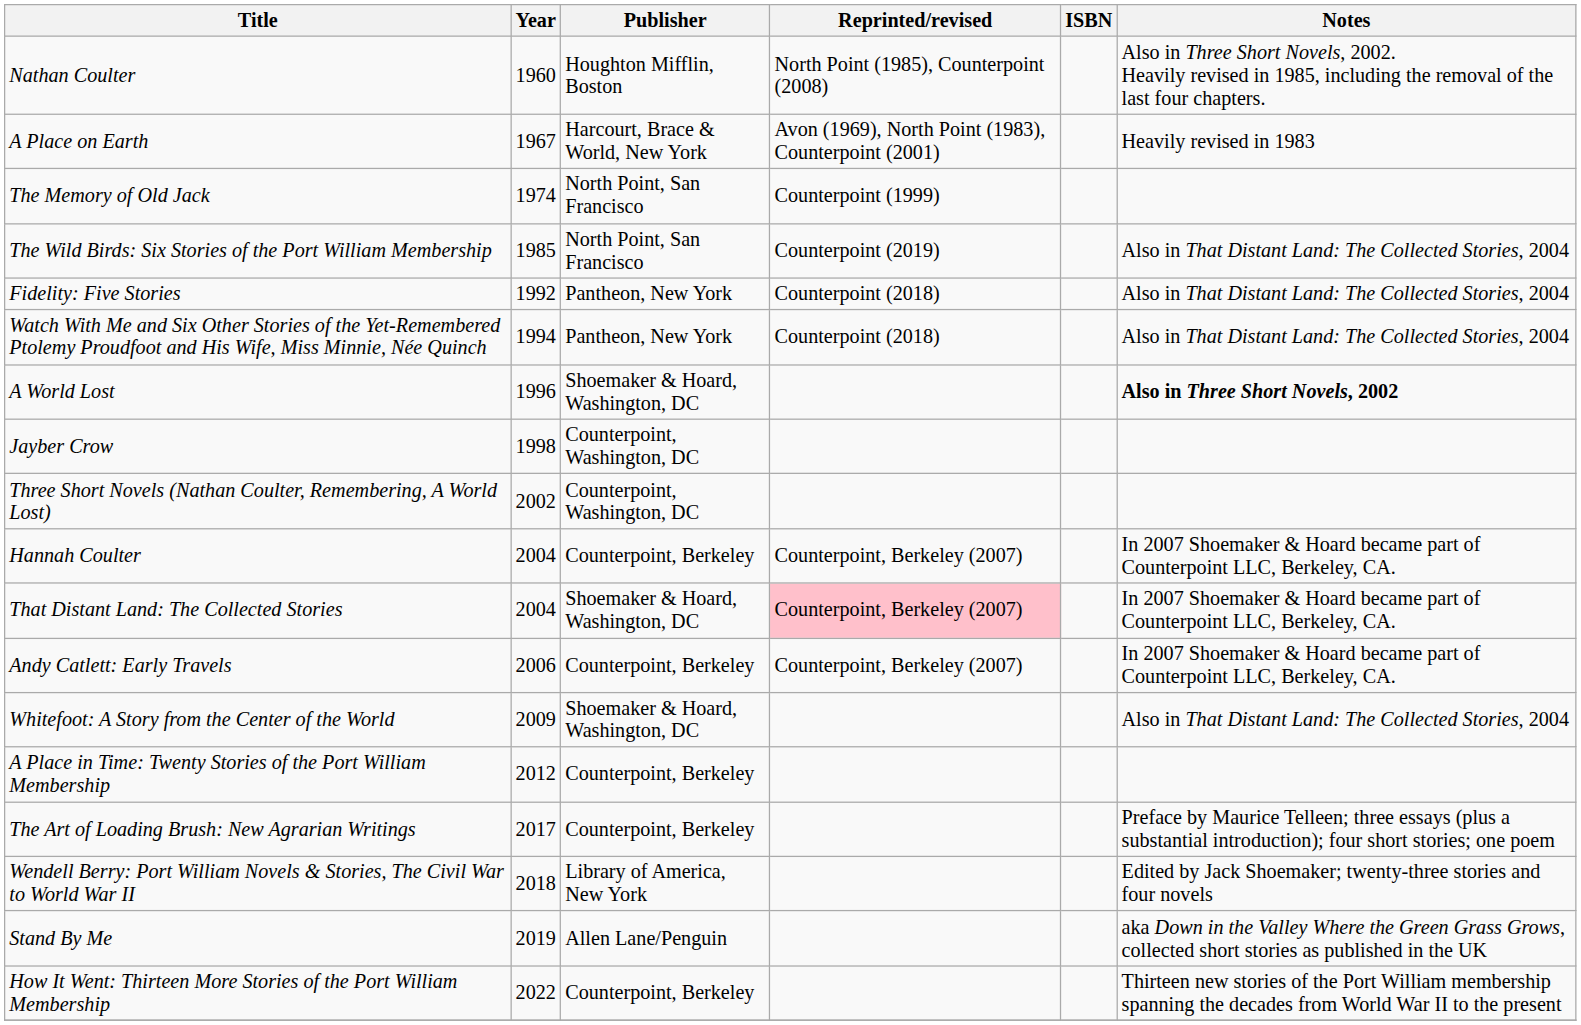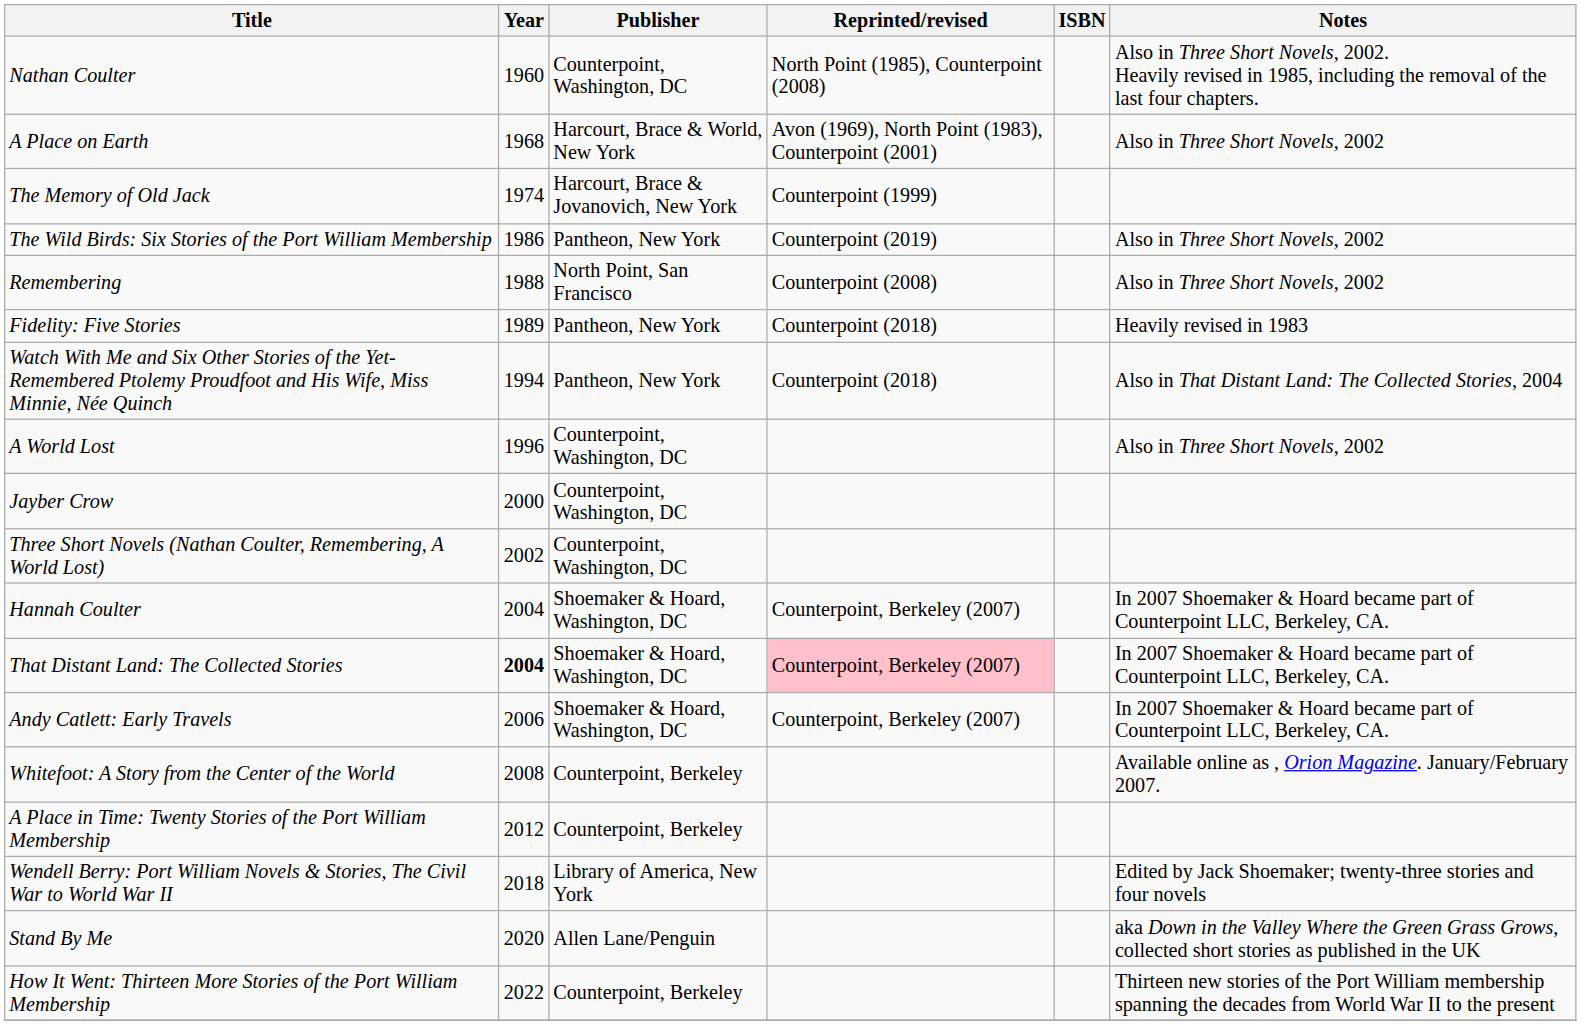(640, 75) Houghton Mifflin, Boston -> (620, 75) Counterpoint, Washington, DC
(536, 141) 1967 -> (524, 141) 1968
(1218, 141) Heavily revised in 1983 -> (1249, 141) Also in Three Short Novels, 2002
(633, 195) North Point, San Francisco -> (645, 195) Harcourt, Brace & Jovanovich, New York
(536, 250) 1985 -> (524, 239) 1986
(633, 250) North Point, San Francisco -> (637, 239) Pantheon, New York
(1345, 250) Also in That Distant Land: The Collected Stories, 2004 -> (1249, 239) Also in Three Short Novels, 2002
+ row: (65, 282)
(536, 293) 1992 -> (524, 325) 1989
(1345, 293) Also in That Distant Land: The Collected Stories, 2004 -> (1211, 325) Heavily revised in 1983
(651, 391) Shoemaker & Hoard, Washington, DC -> (620, 446) Counterpoint, Washington, DC
(1260, 391) bold -> (1249, 446) normal
(536, 446) 1998 -> (524, 501) 2000
(660, 555) Counterpoint, Berkeley -> (639, 610) Shoemaker & Hoard, Washington, DC
(536, 610) normal -> (524, 664) bold
(660, 664) Counterpoint, Berkeley -> (639, 719) Shoemaker & Hoard, Washington, DC
(536, 719) 2009 -> (524, 774) 2008
(651, 719) Shoemaker & Hoard, Washington, DC -> (648, 774) Counterpoint, Berkeley
(1345, 719) Also in That Distant Land: The Collected Stories, 2004 -> (1341, 774) Available online as , Orion Magazine. January/February 2007.
- row: (212, 828)
(536, 938) 2019 -> (524, 938) 2020
